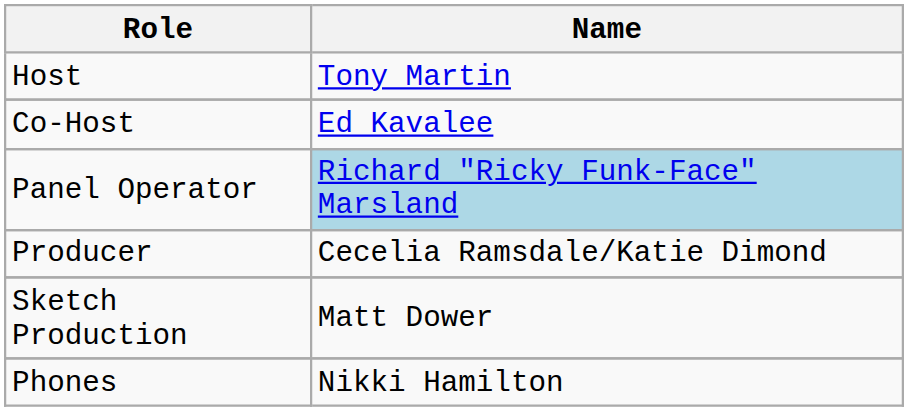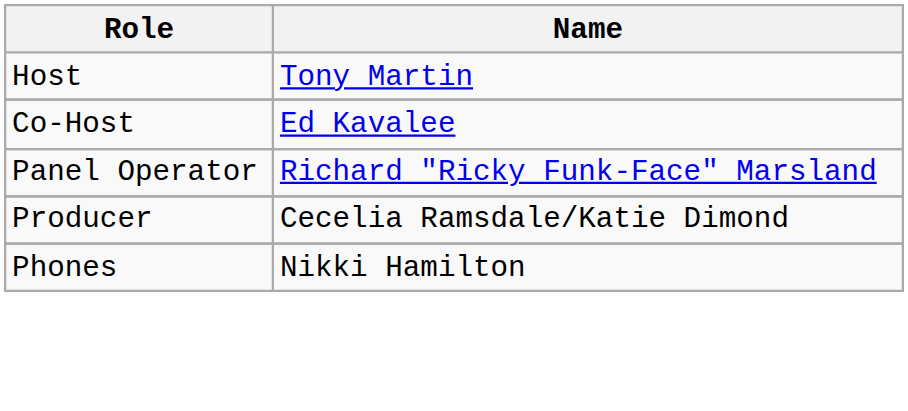(537, 189) lightblue background -> (578, 172) no background
- row: (100, 318)
